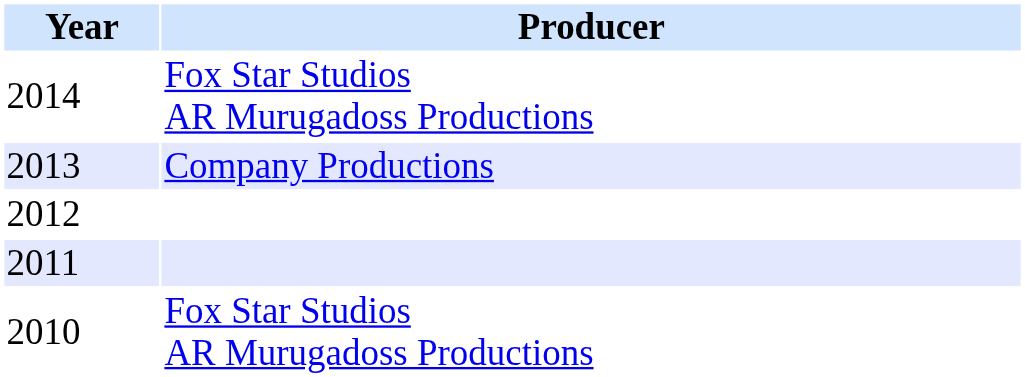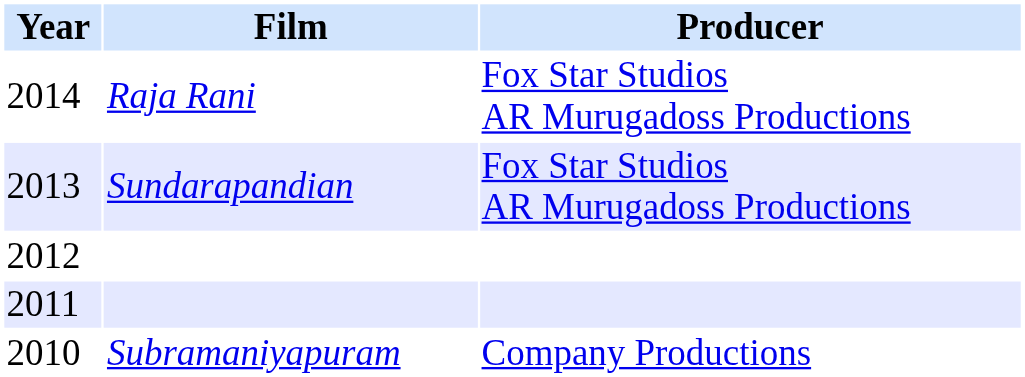+ column: (291, 26)
(329, 165) Company Productions -> (696, 186) Fox Star Studios AR Murugadoss Productions
(379, 331) Fox Star Studios AR Murugadoss Productions -> (646, 352) Company Productions
